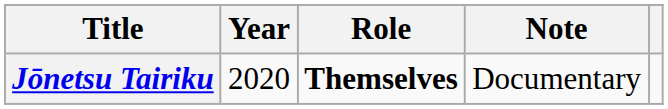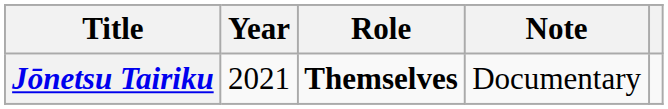(259, 78) 2020 -> (259, 78) 2021
